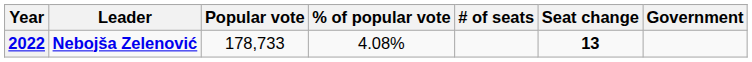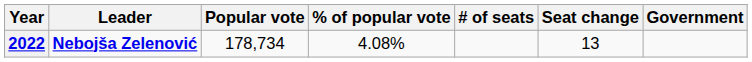(255, 43) 178,733 -> (255, 43) 178,734
(590, 43) bold -> (590, 43) normal
